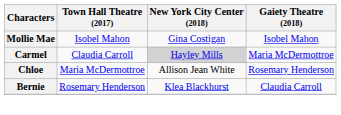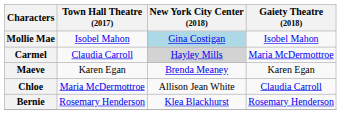(197, 39) no background -> (197, 39) lightblue background
+ row: (31, 70)
(291, 70) Rosemary Henderson -> (291, 86) Claudia Carroll
(291, 86) Claudia Carroll -> (291, 102) Rosemary Henderson
